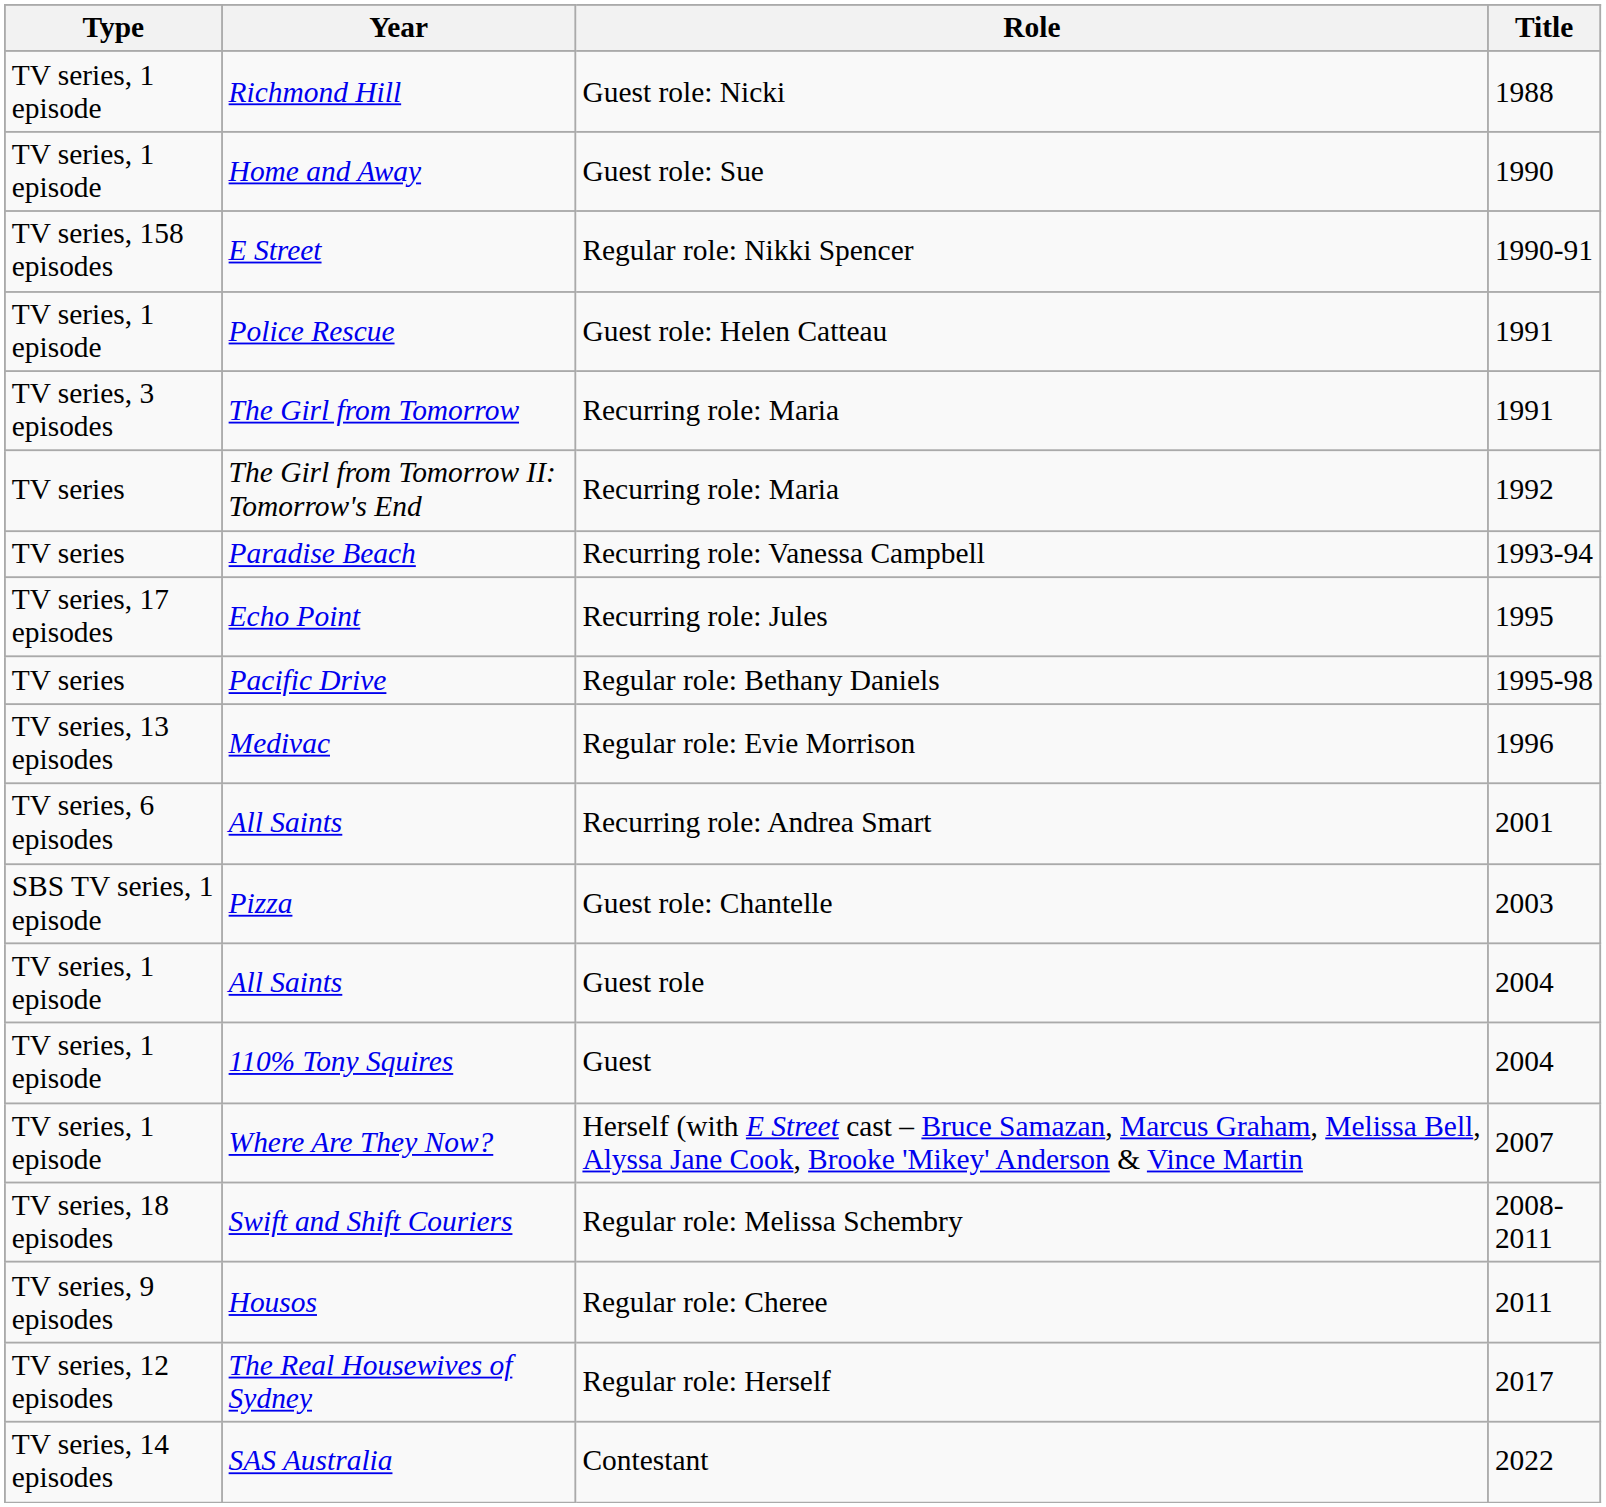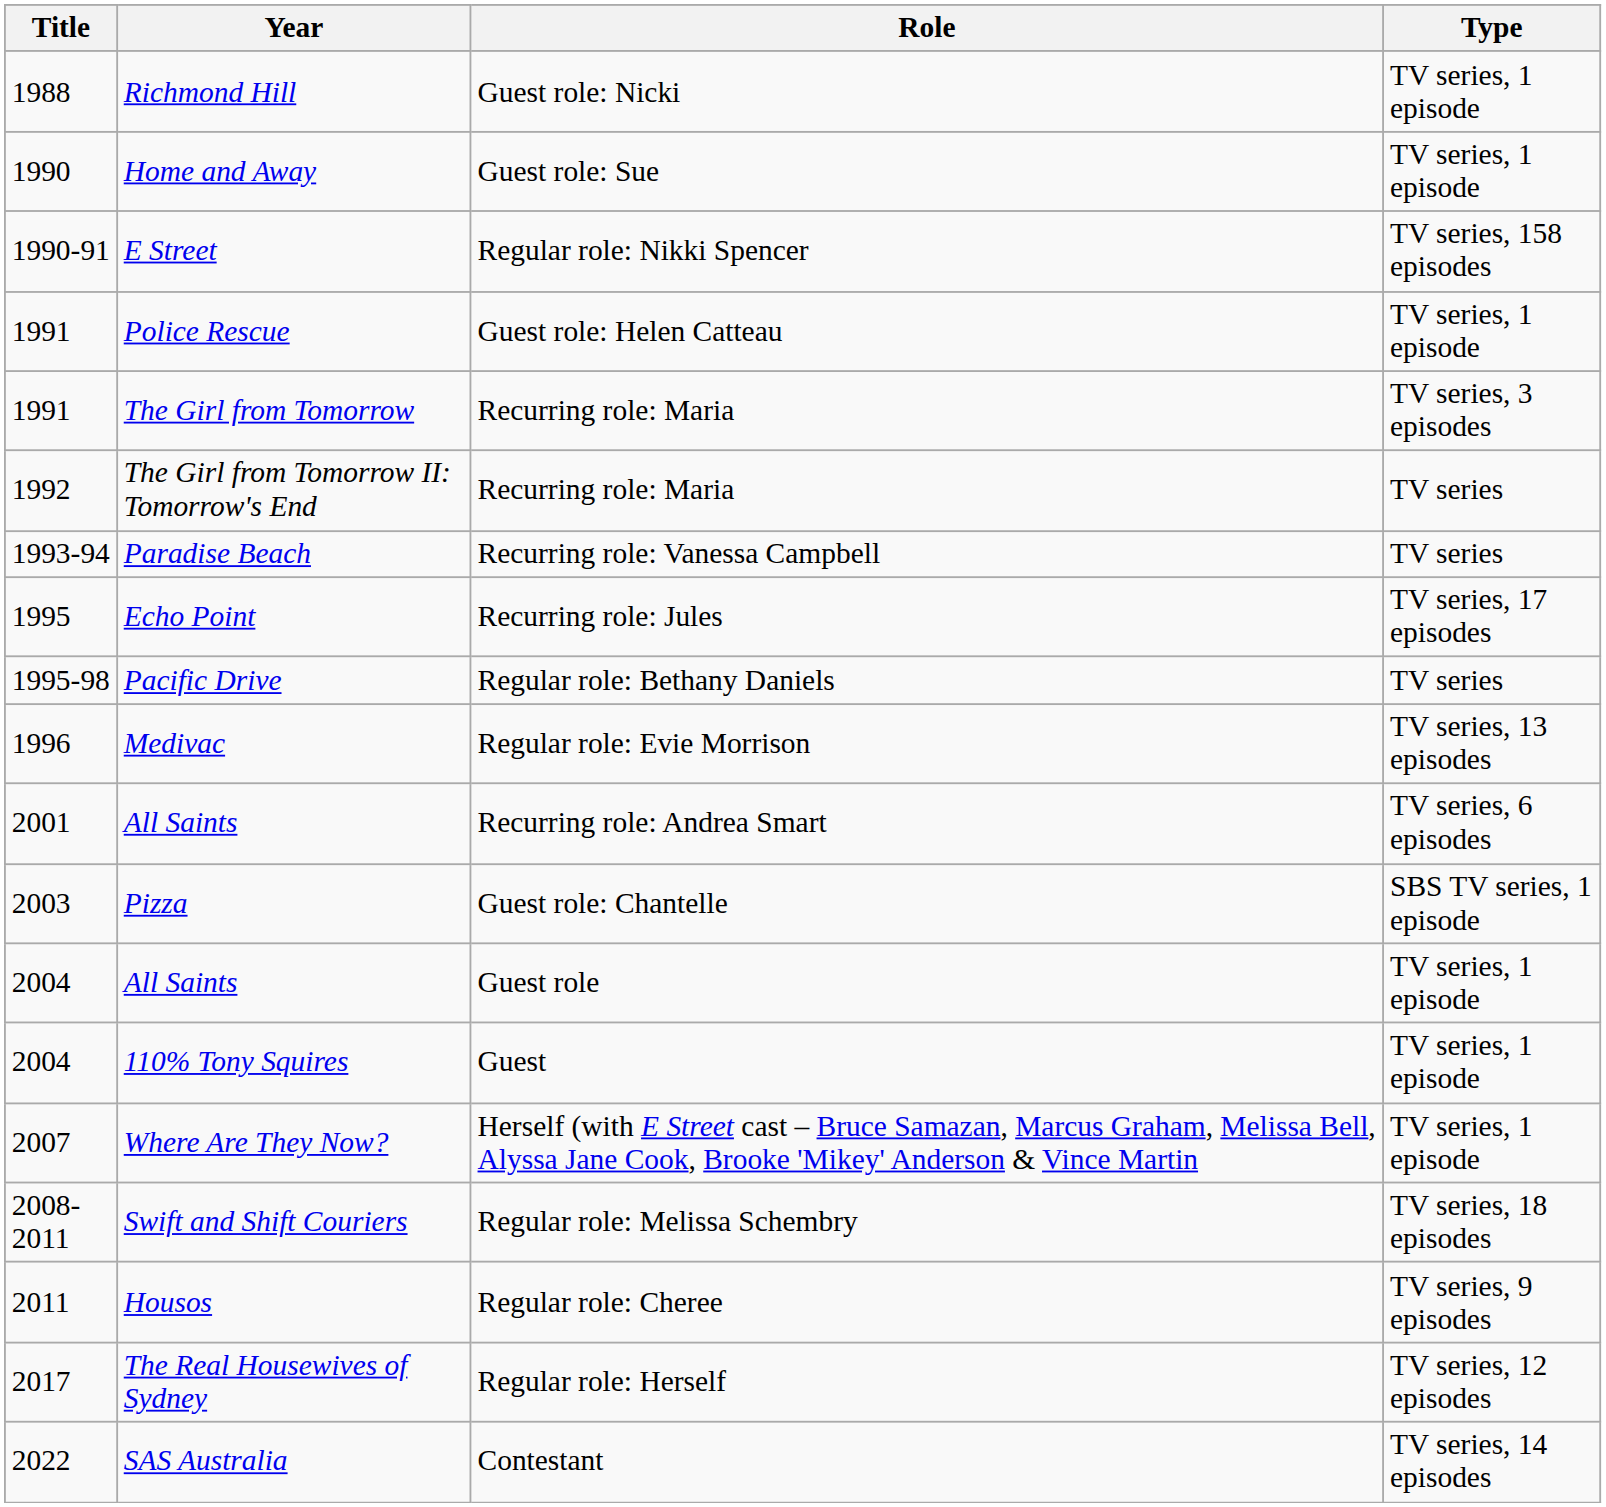columns swapped: (1544, 27) <-> (113, 27)
